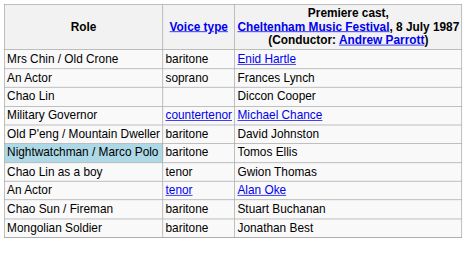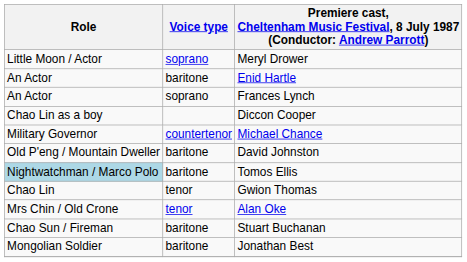+ row: (273, 59)
(63, 59) Mrs Chin / Old Crone -> (29, 78) An Actor
(31, 96) Chao Lin -> (55, 115) Chao Lin as a boy
(55, 171) Chao Lin as a boy -> (31, 190) Chao Lin
(29, 190) An Actor -> (63, 209) Mrs Chin / Old Crone
